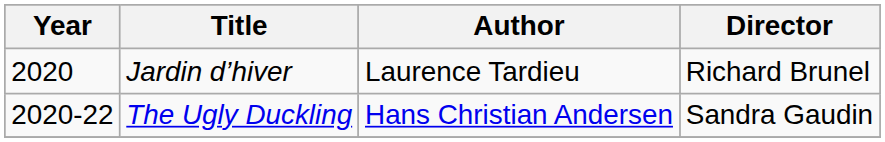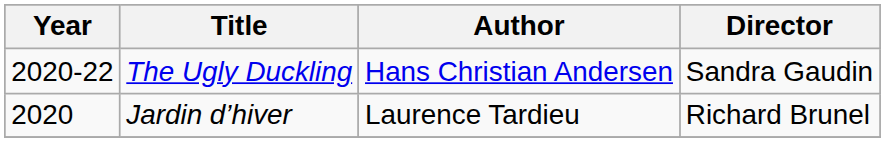rows swapped: (209, 70) <-> (239, 114)
